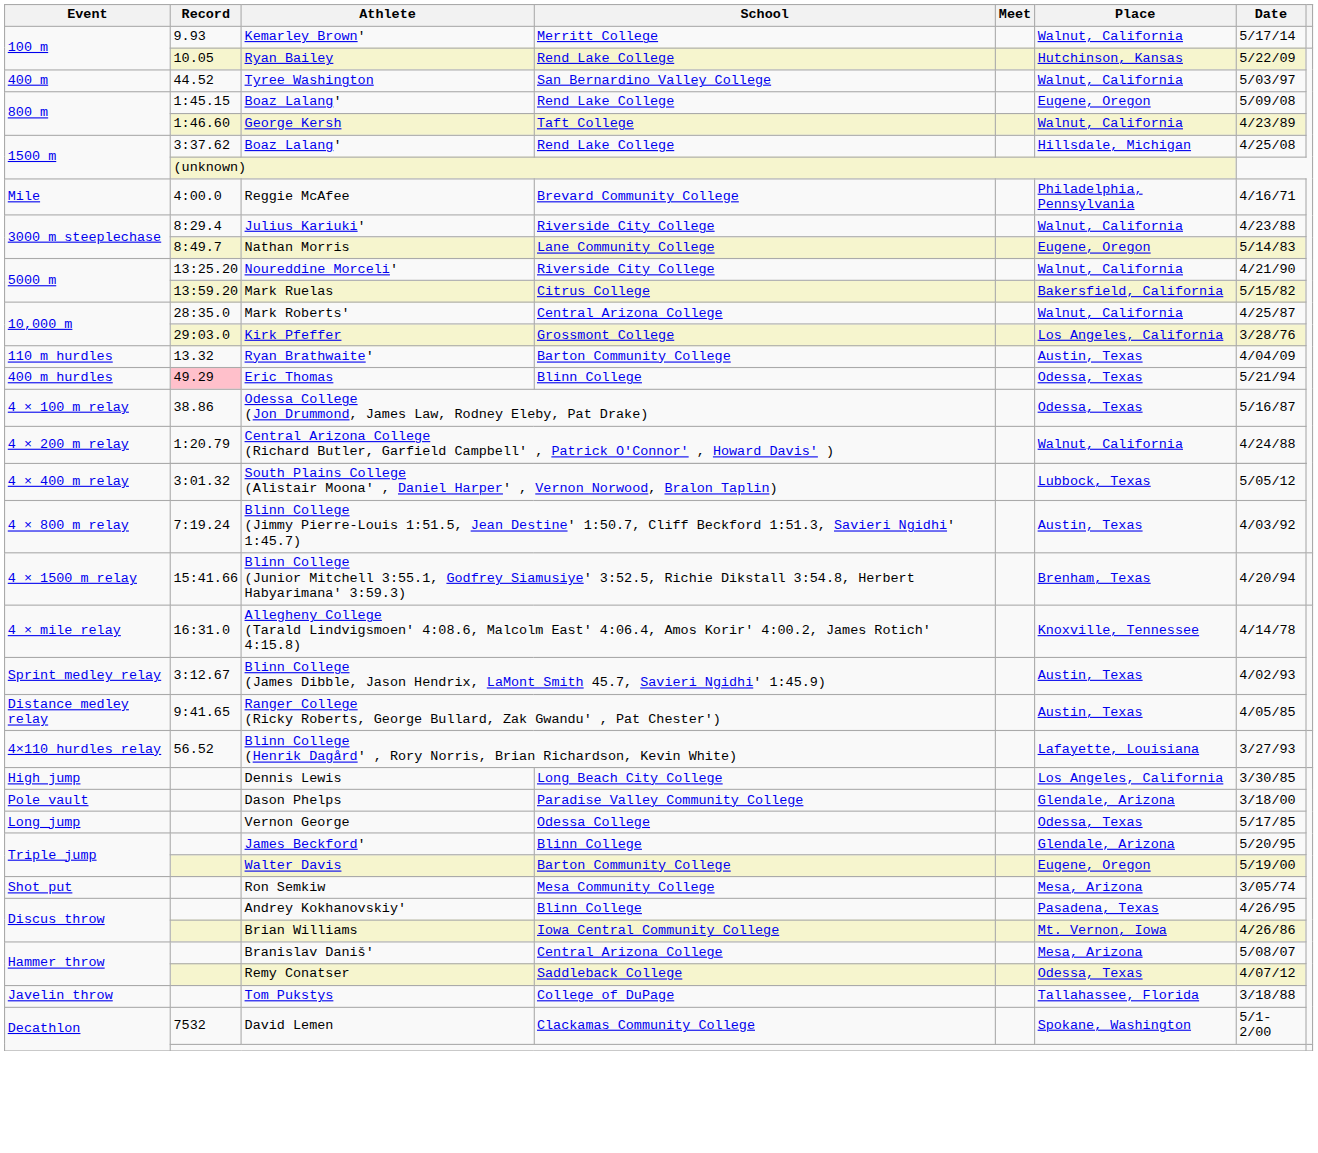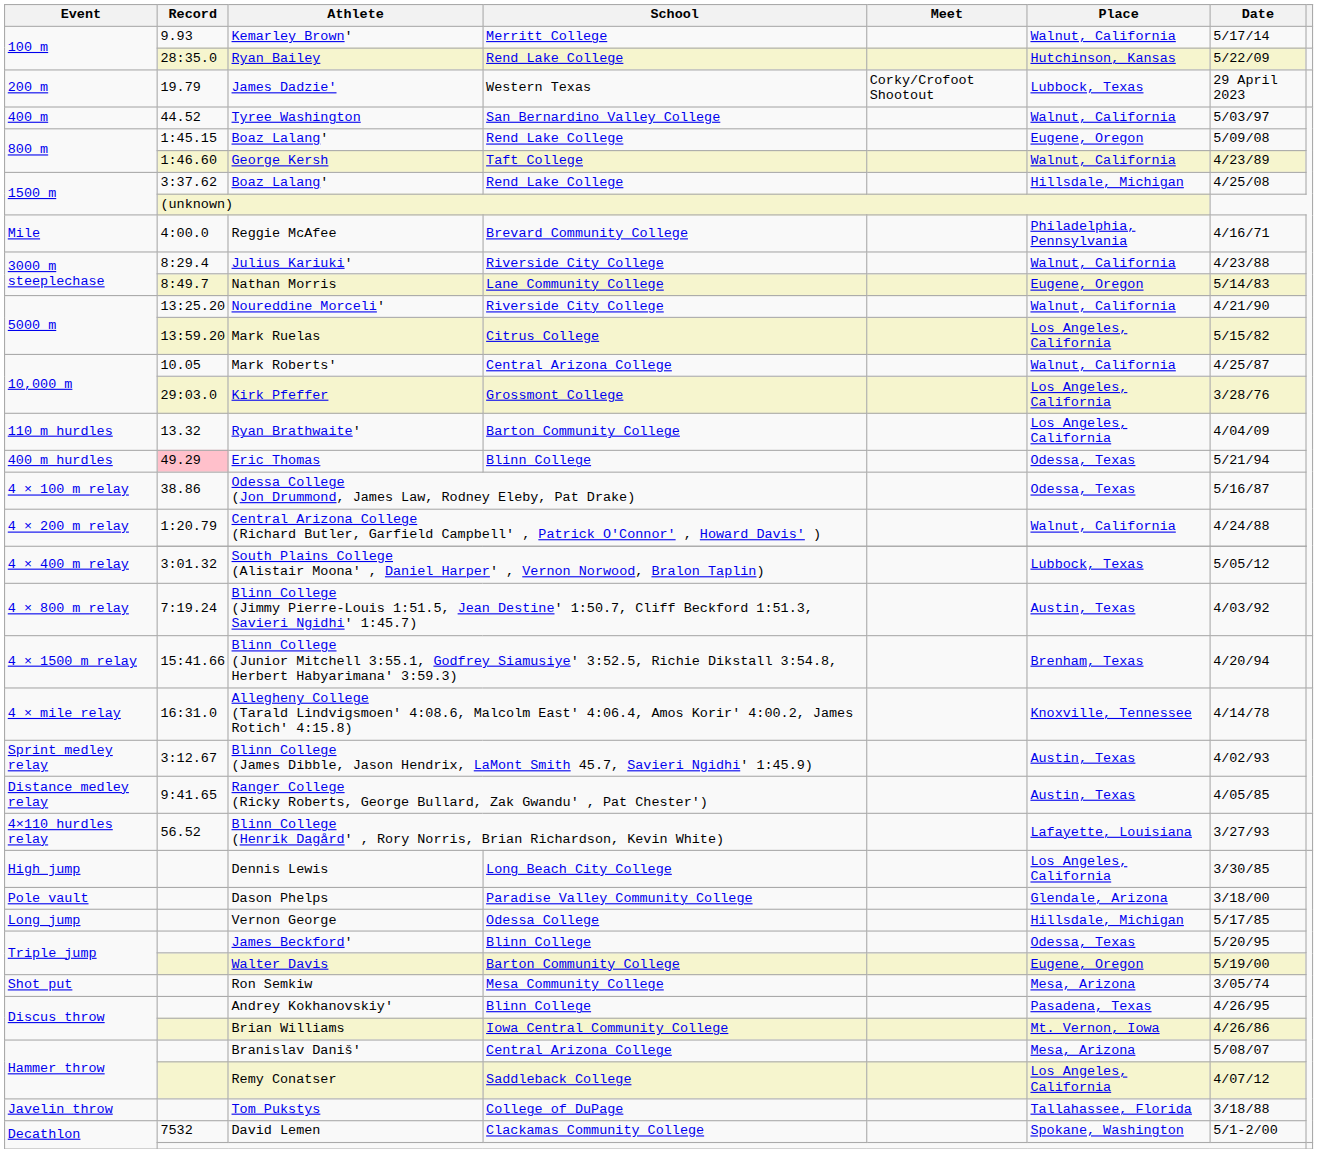(194, 59) 10.05 -> (189, 59) 28:35.0
+ row: (28, 89)
(1130, 292) Bakersfield, California -> (1079, 336) Los Angeles, California
(202, 314) 28:35.0 -> (181, 366) 10.05
(1090, 357) Austin, Texas -> (1079, 432) Los Angeles, California
(1090, 823) Odessa, Texas -> (1107, 921) Hillsdale, Michigan
(1106, 844) Glendale, Arizona -> (1083, 942) Odessa, Texas
(1090, 975) Odessa, Texas -> (1079, 1080) Los Angeles, California
